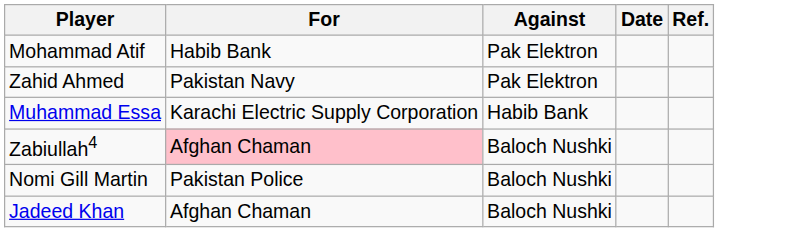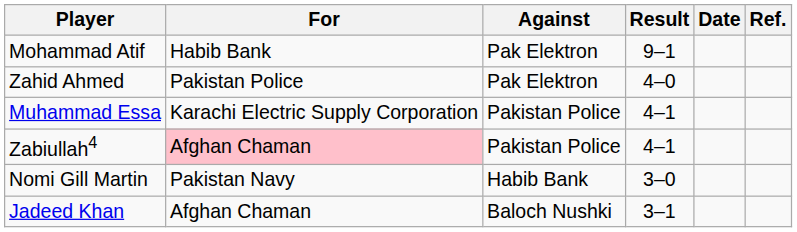+ column: (659, 19)
(232, 81) Pakistan Navy -> (237, 81) Pakistan Police
(538, 112) Habib Bank -> (554, 112) Pakistan Police
(550, 146) Baloch Nushki -> (554, 146) Pakistan Police
(237, 180) Pakistan Police -> (232, 180) Pakistan Navy
(550, 180) Baloch Nushki -> (538, 180) Habib Bank
